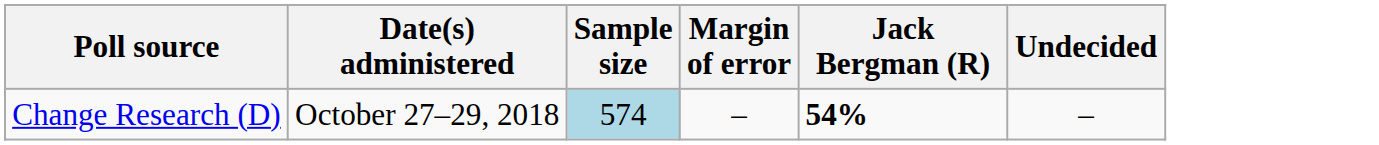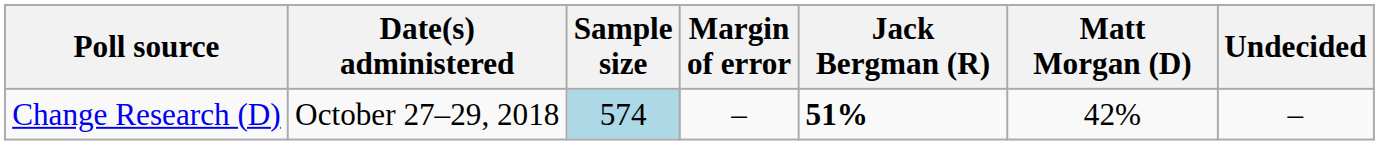+ column: (1112, 46)
(837, 113) 54% -> (837, 113) 51%
